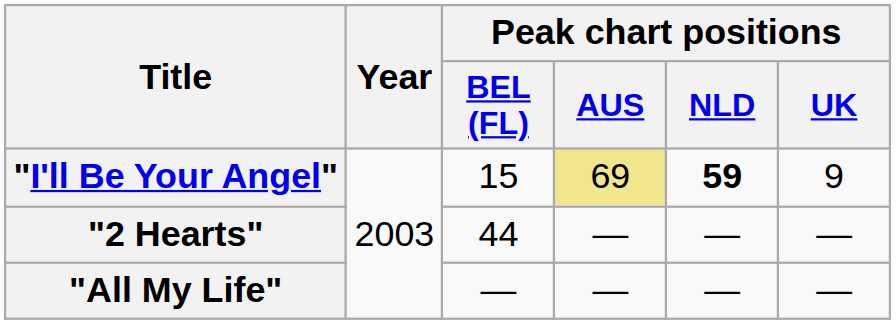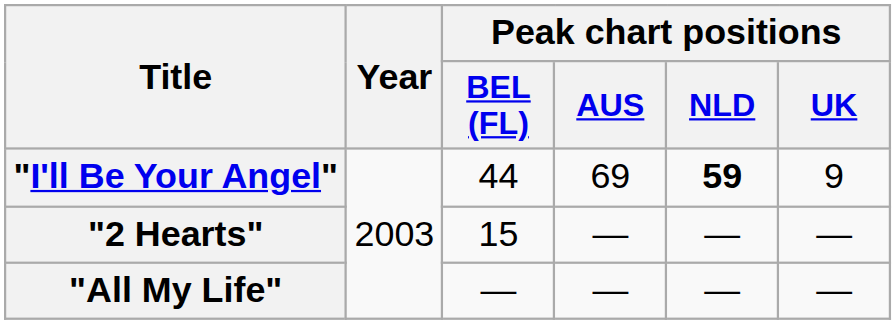(498, 176) 15 -> (498, 176) 44
(610, 176) khaki background -> (610, 176) no background
(498, 233) 44 -> (498, 233) 15
